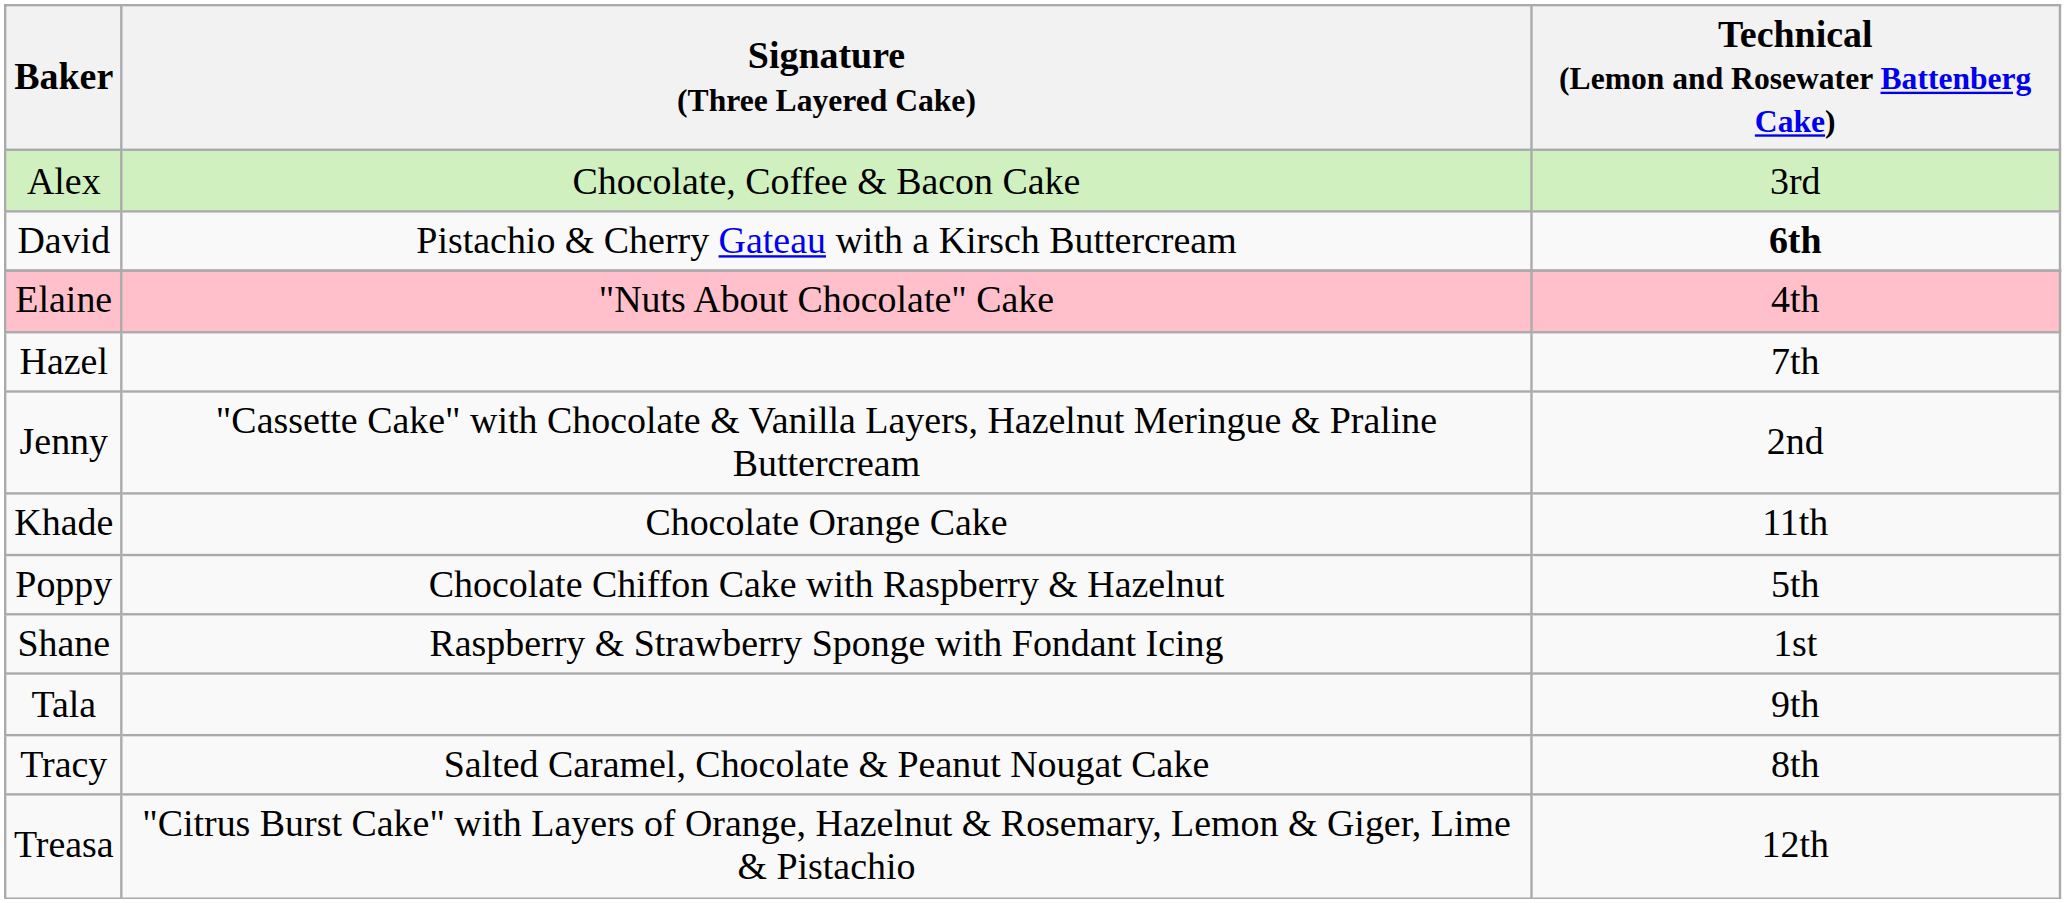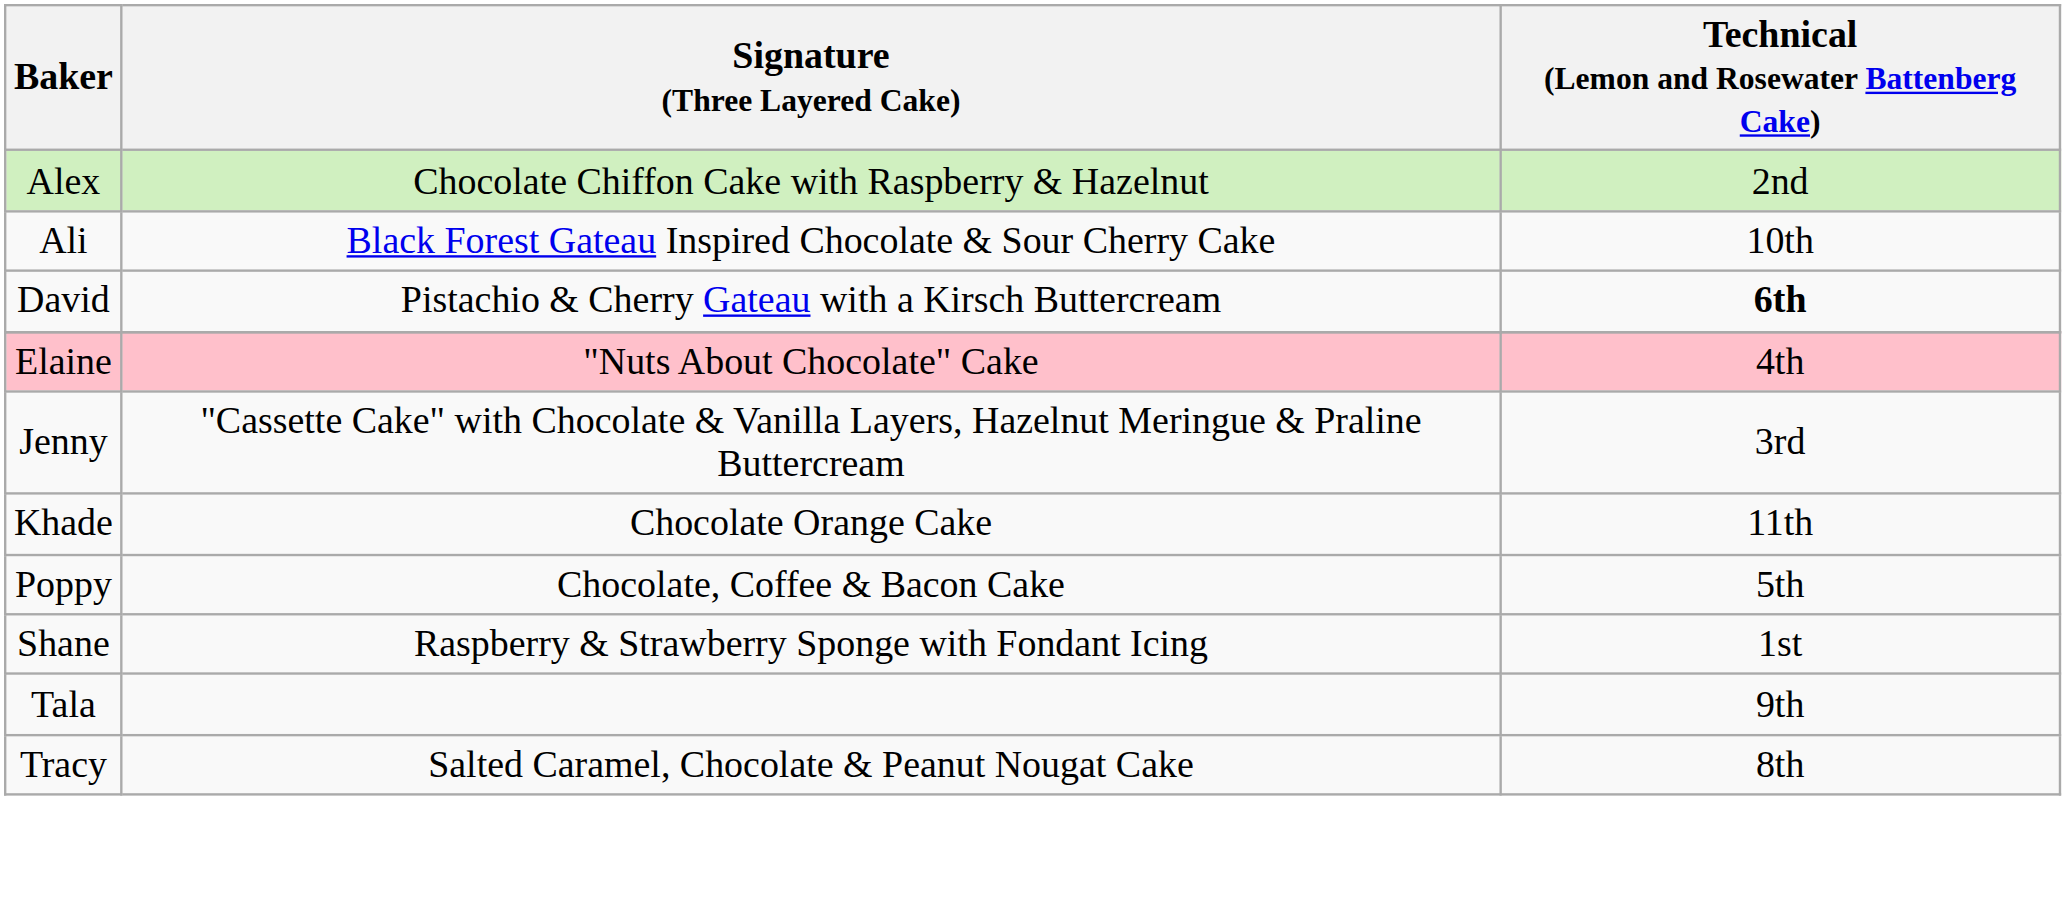(826, 180) Chocolate, Coffee & Bacon Cake -> (811, 180) Chocolate Chiffon Cake with Raspberry & Hazelnut
(1795, 180) 3rd -> (1780, 180) 2nd
+ row: (63, 240)
- row: (64, 360)
(1795, 441) 2nd -> (1780, 441) 3rd
(826, 583) Chocolate Chiffon Cake with Raspberry & Hazelnut -> (811, 583) Chocolate, Coffee & Bacon Cake
- row: (64, 845)
